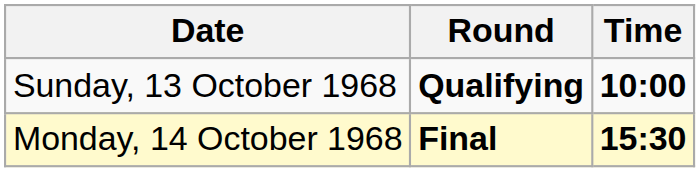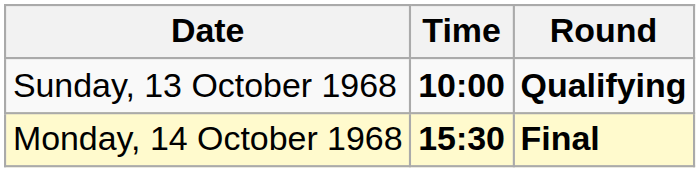columns swapped: (643, 31) <-> (501, 31)
